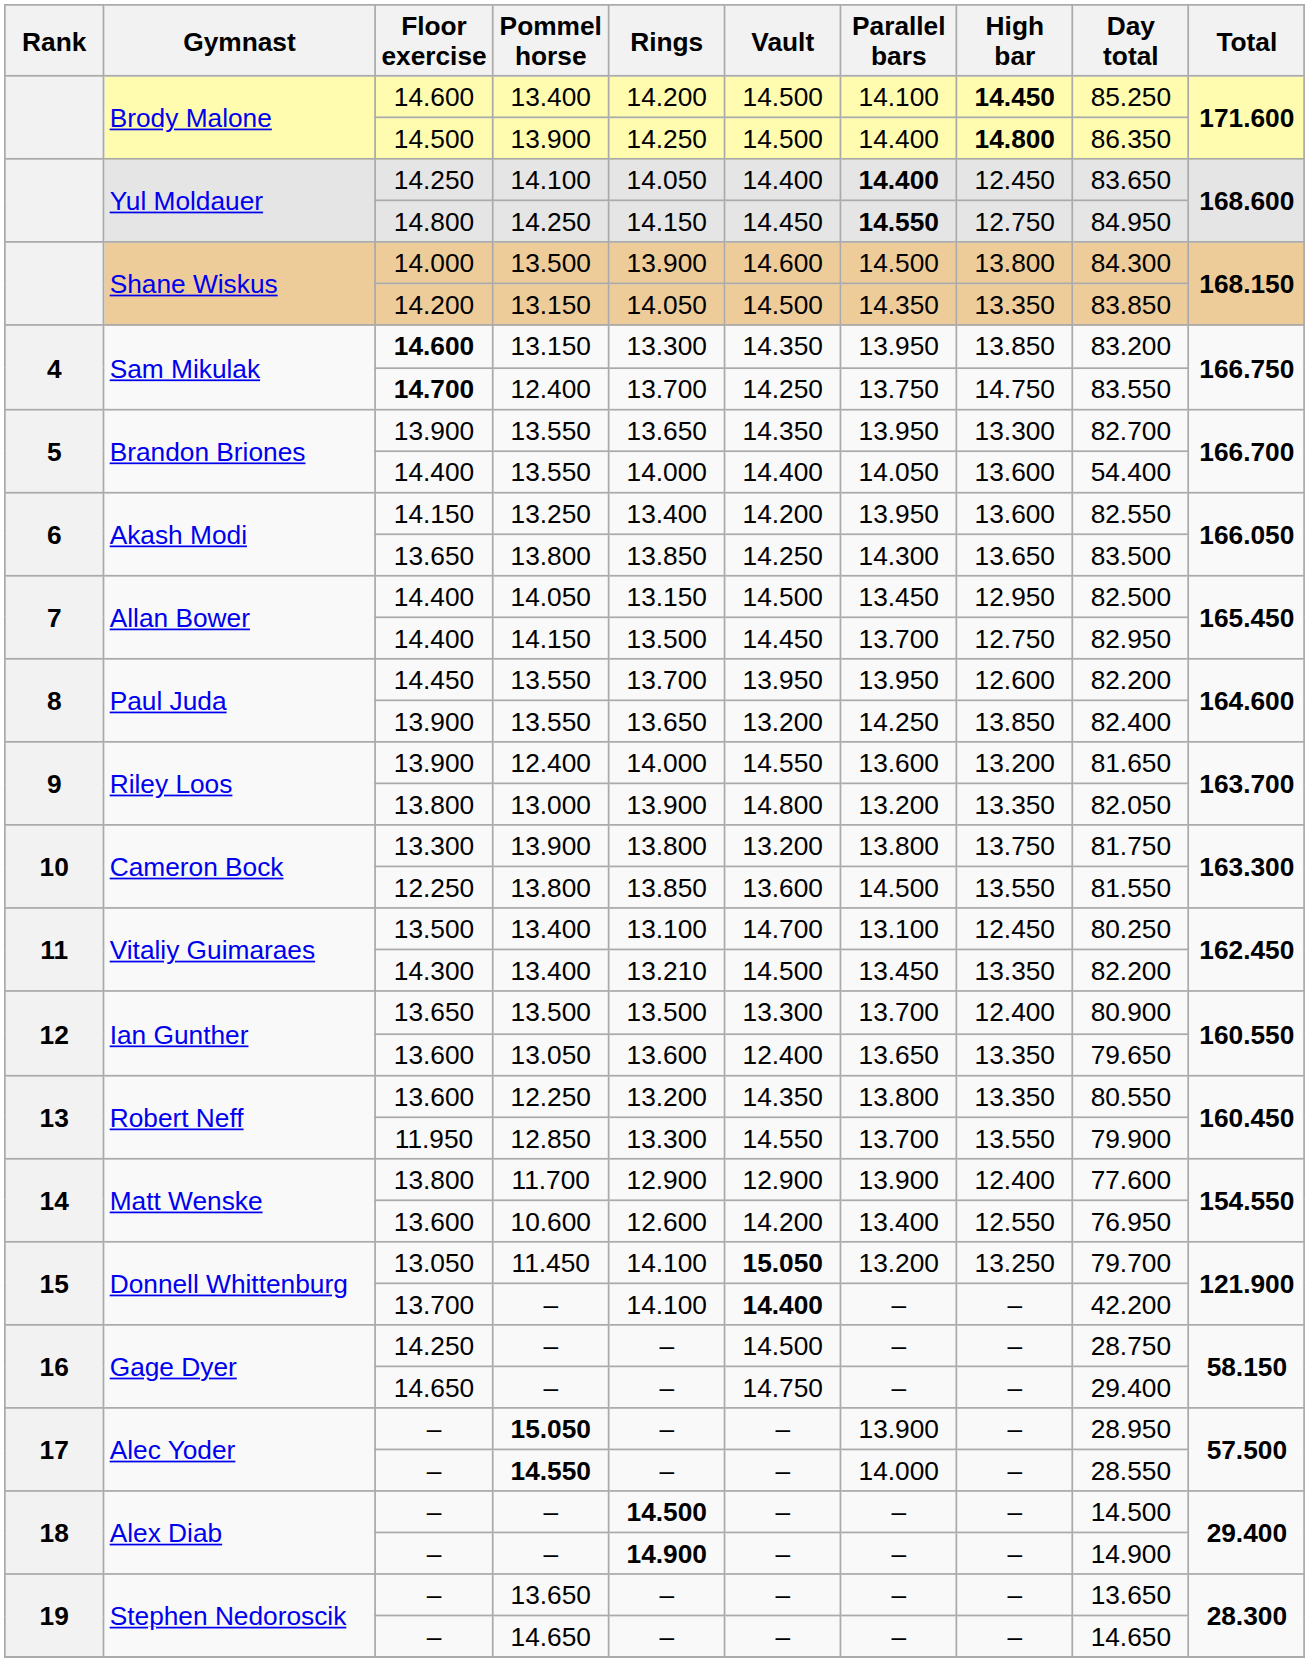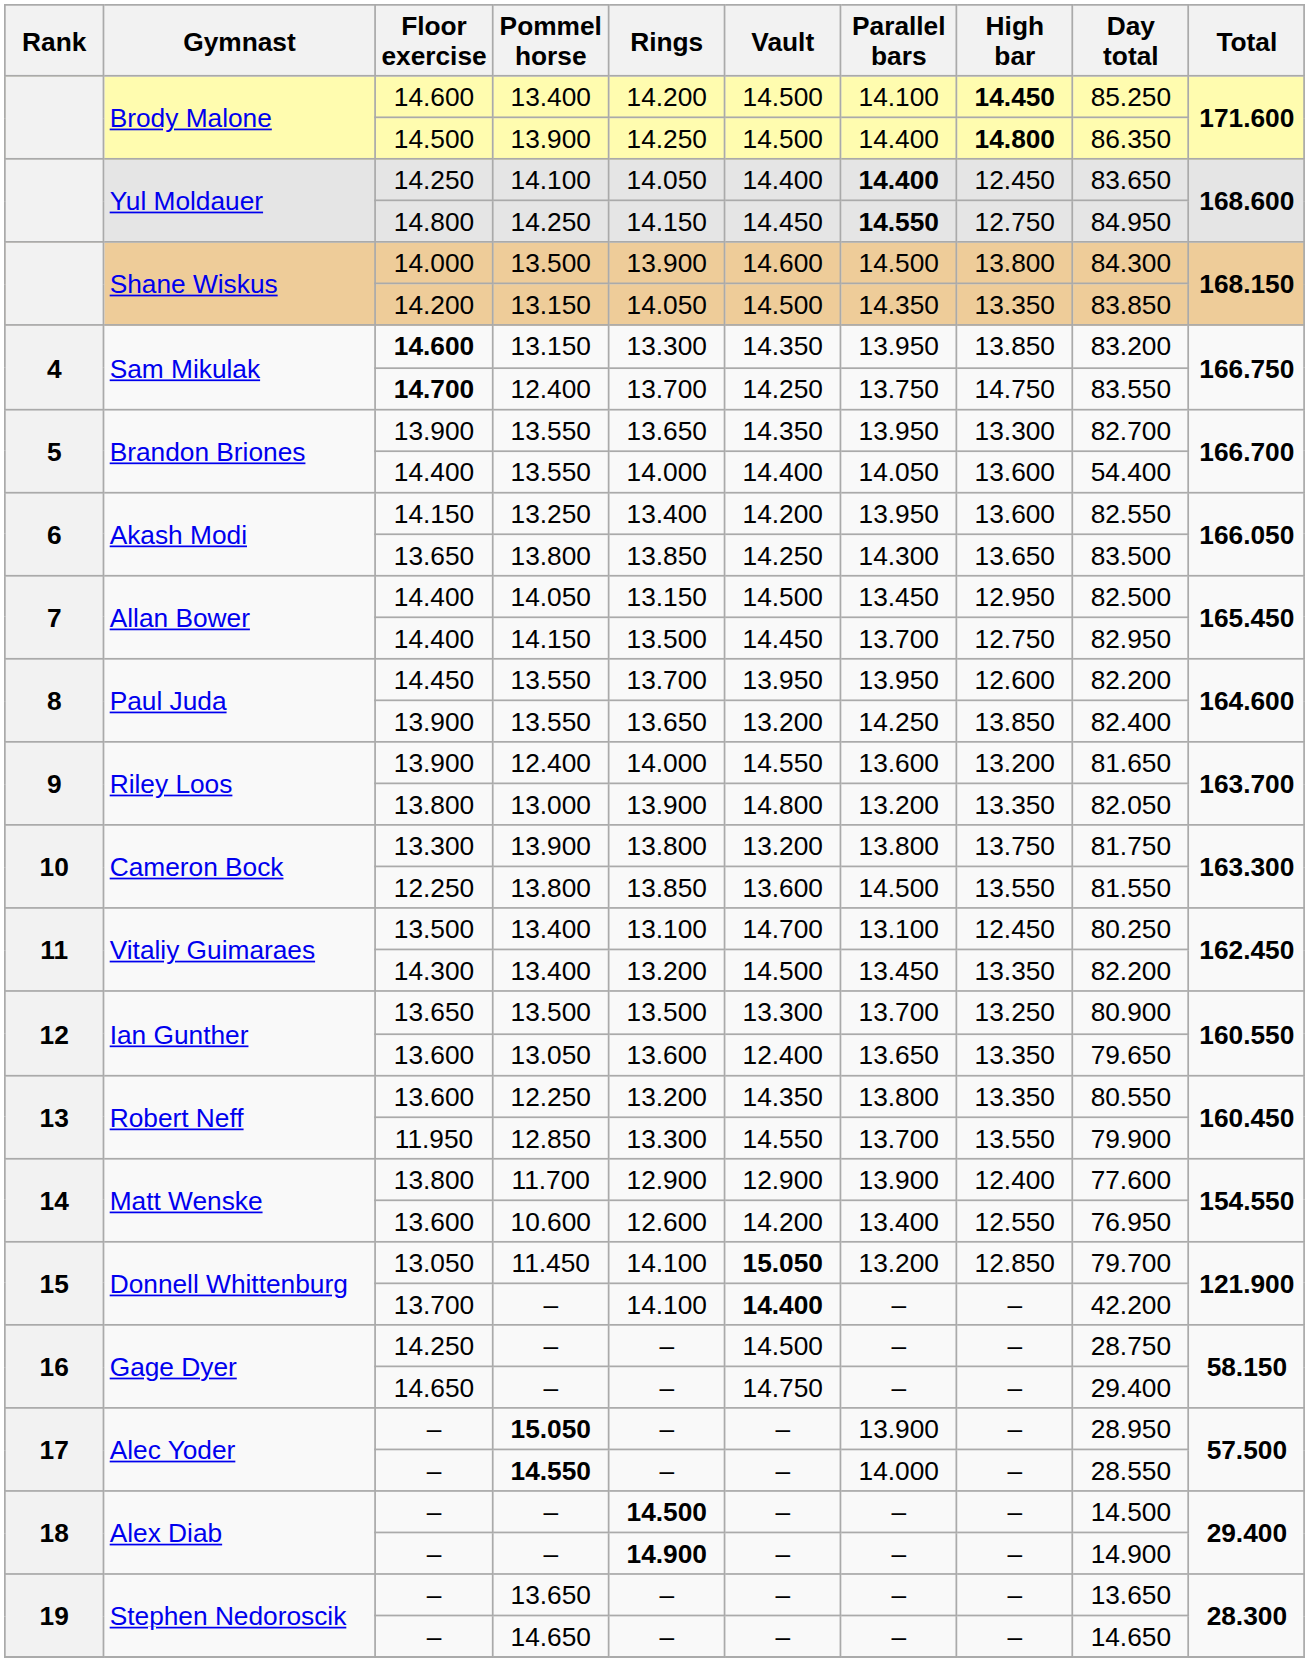(667, 971) 13.210 -> (667, 971) 13.200
(1015, 1013) 12.400 -> (1015, 1013) 13.250
(1015, 1262) 13.250 -> (1015, 1262) 12.850
